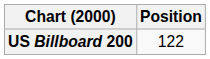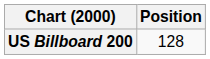(171, 41) 122 -> (171, 41) 128
